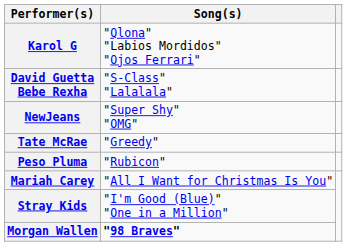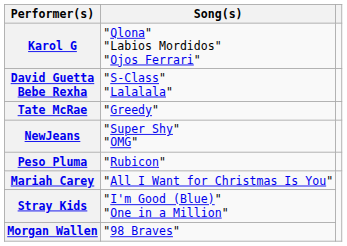rows swapped: (52, 117) <-> (52, 143)
(142, 231) bold -> (142, 231) normal
